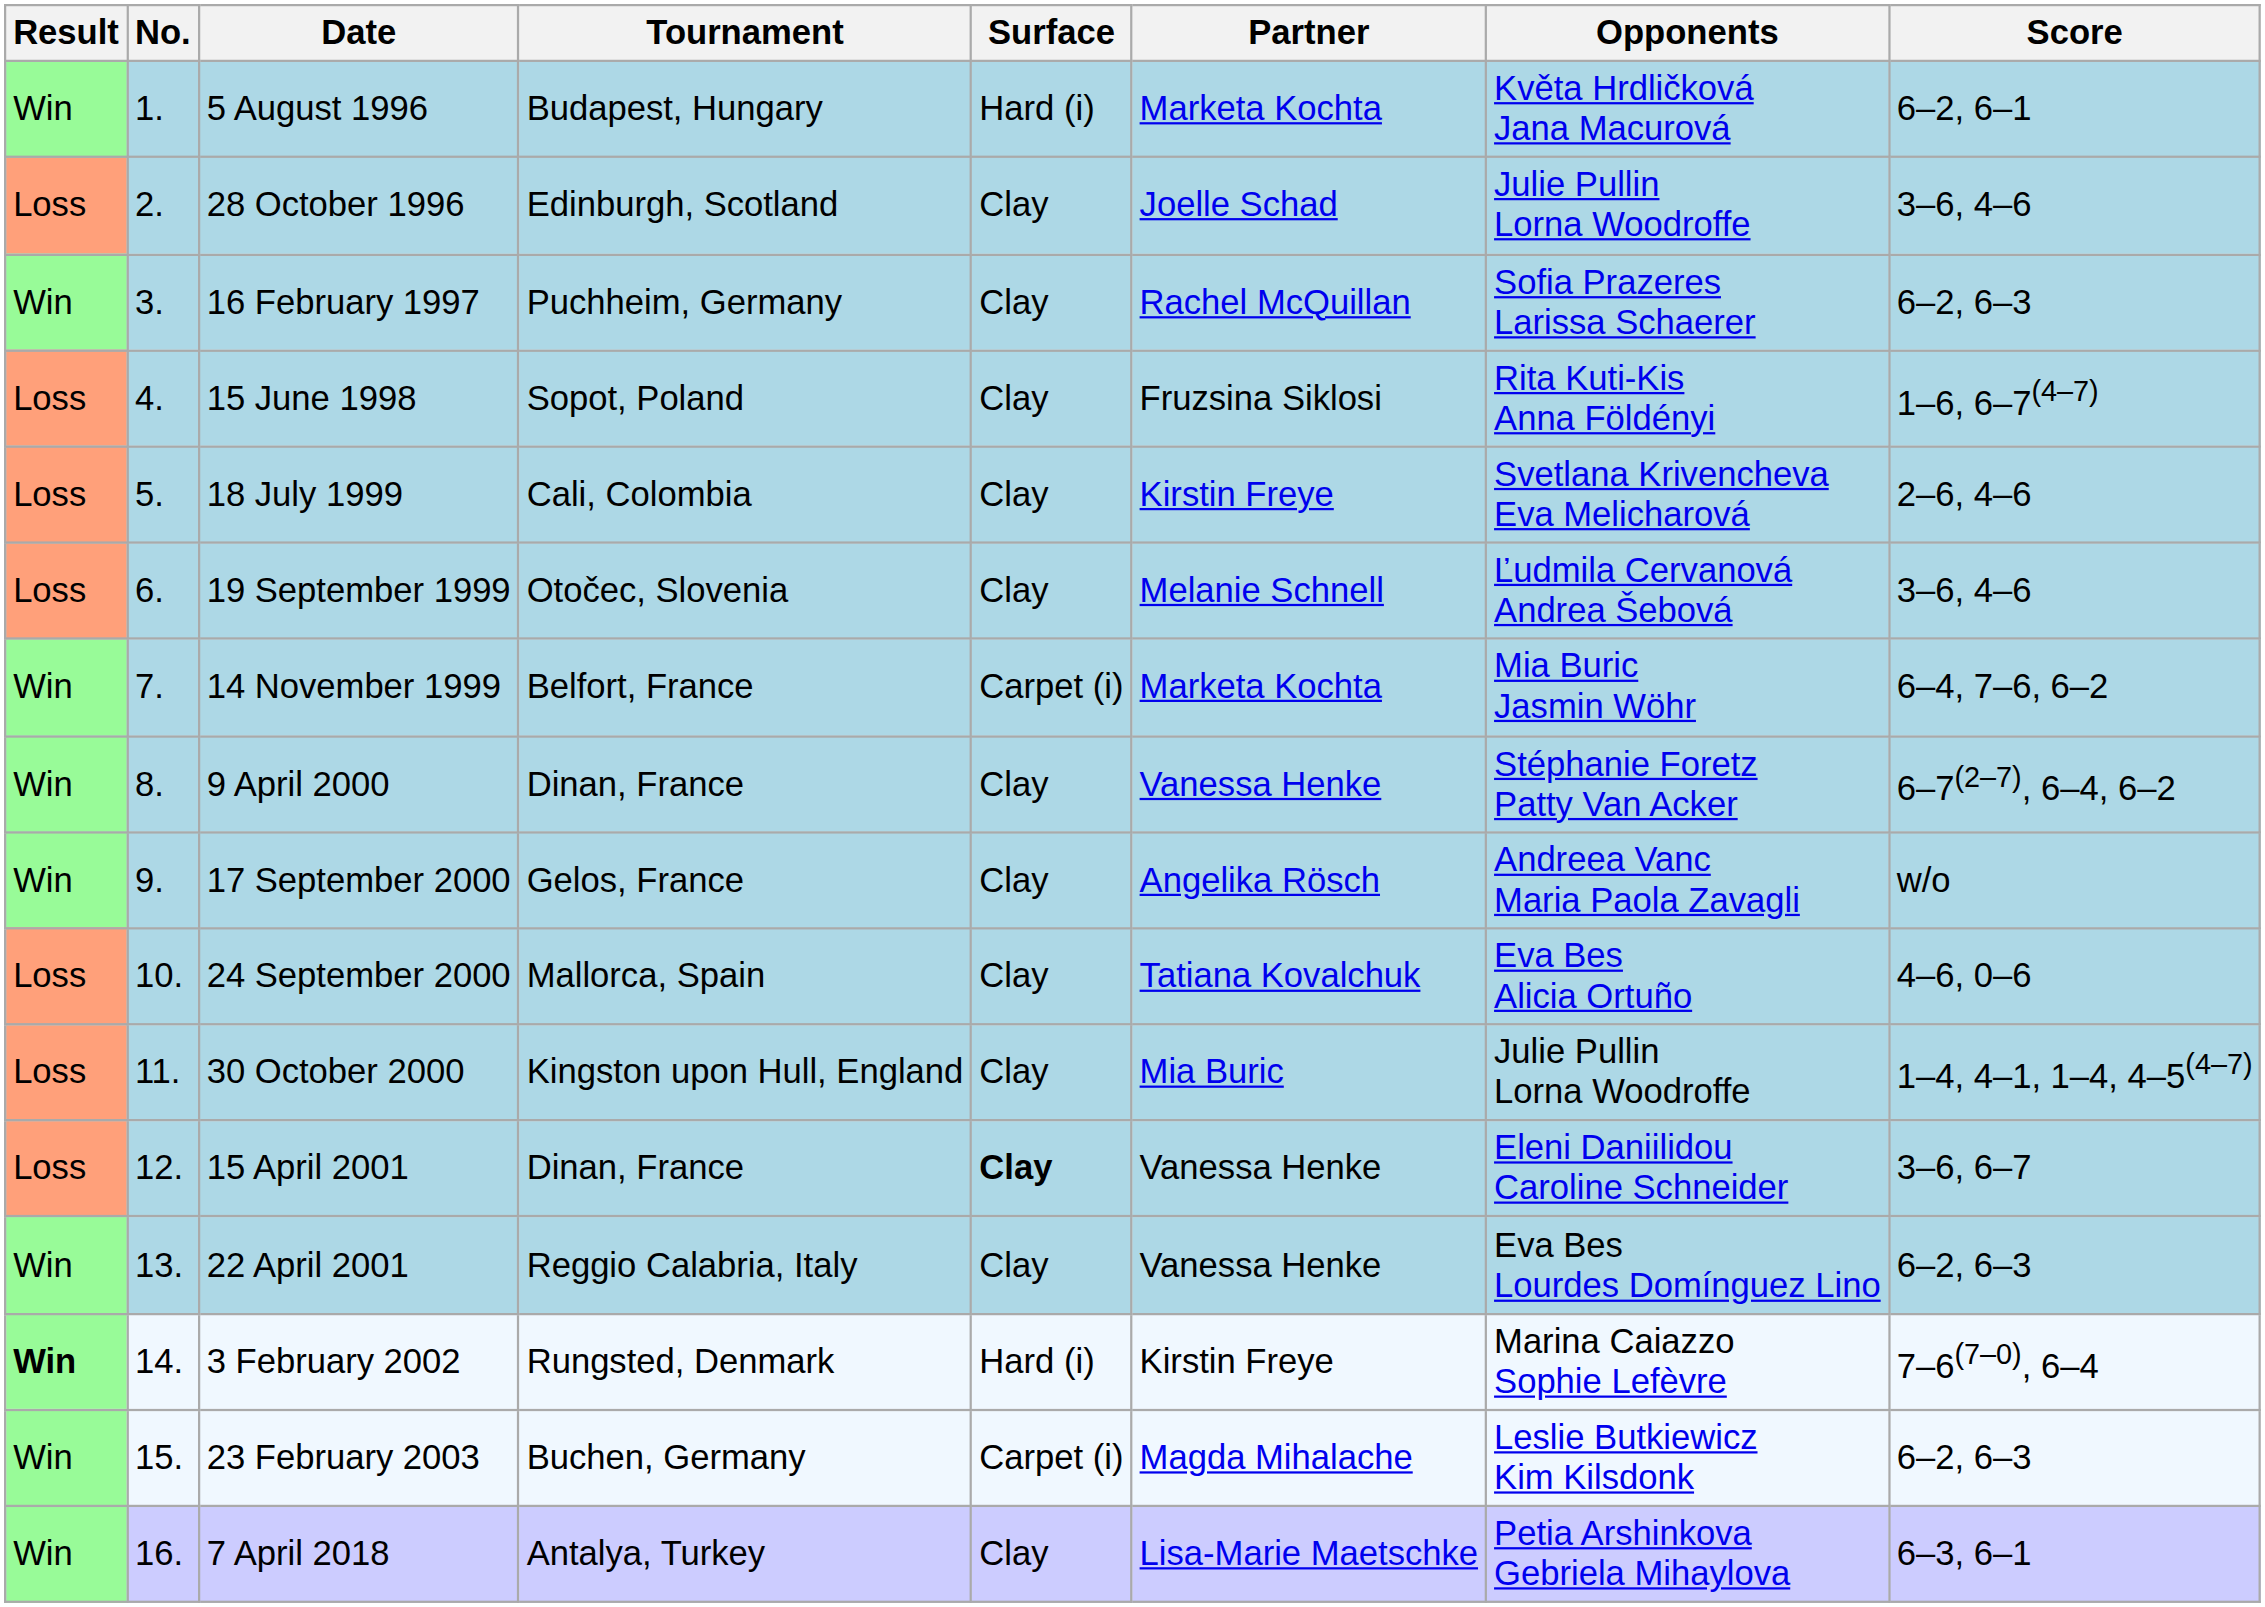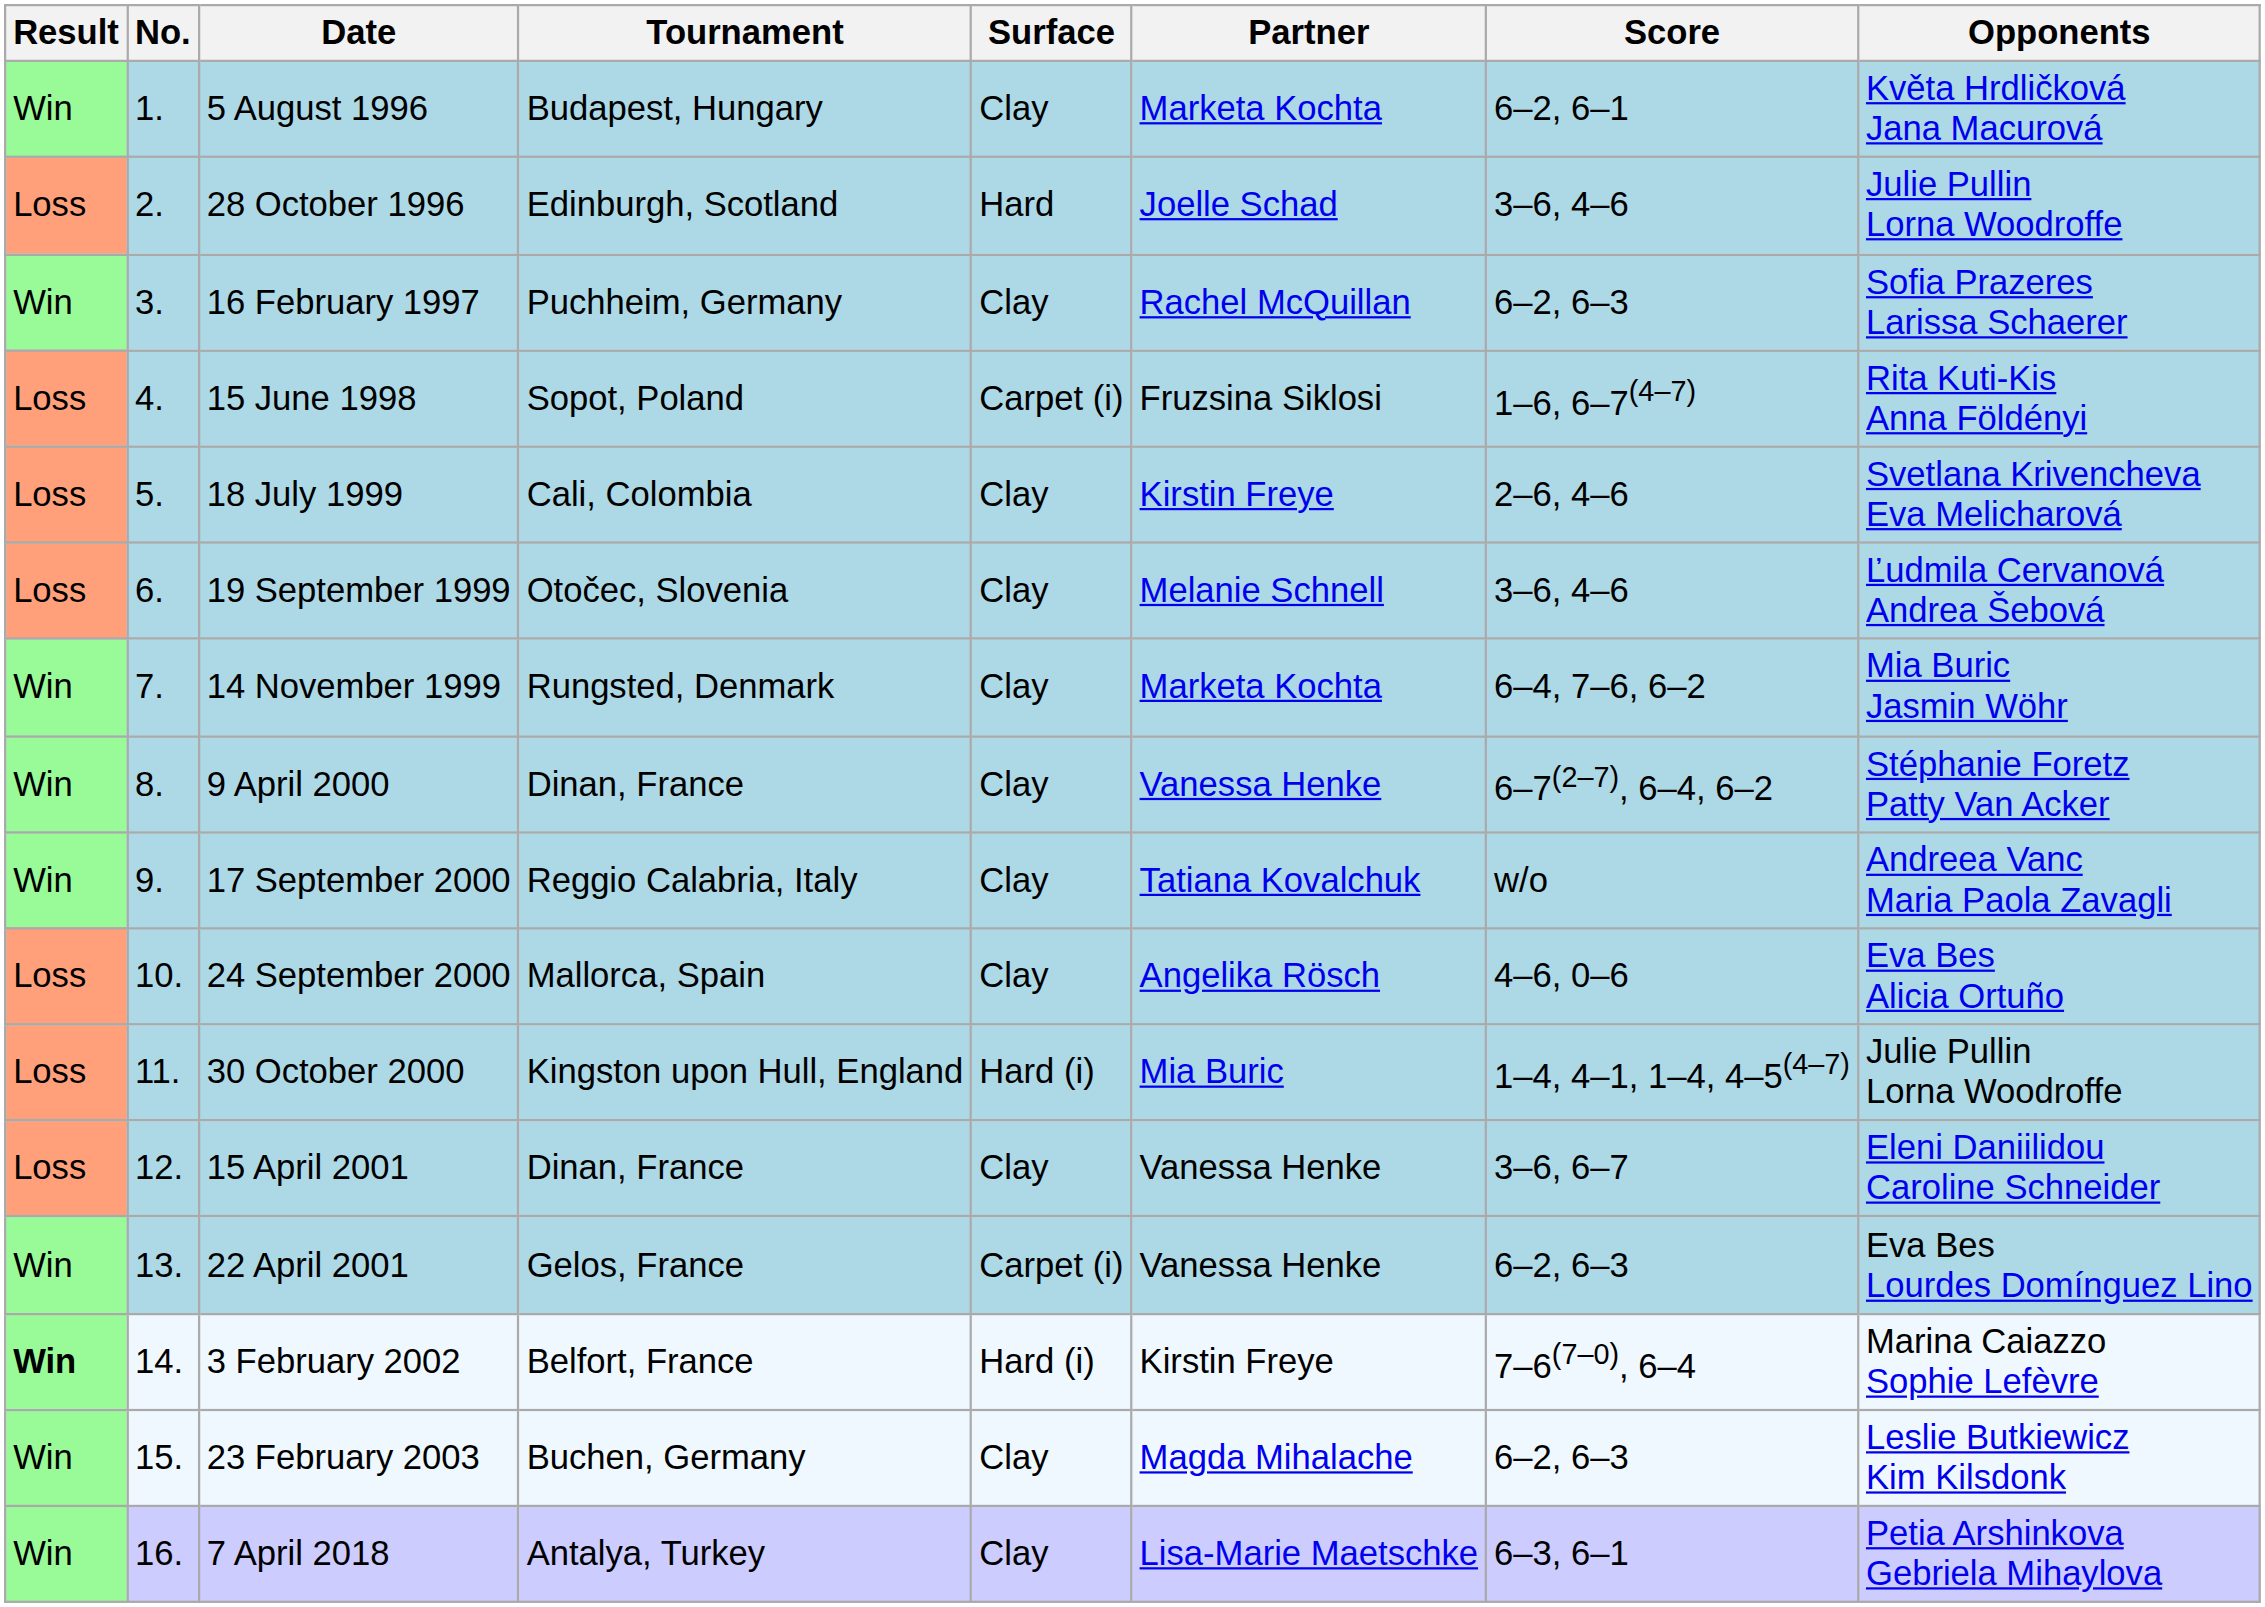columns swapped: (1687, 32) <-> (2075, 32)
(1037, 108) Hard (i) -> (1014, 108) Clay
(1014, 204) Clay -> (1017, 204) Hard
(1014, 397) Clay -> (1051, 397) Carpet (i)
(640, 686) Belfort, France -> (681, 686) Rungsted, Denmark
(1051, 686) Carpet (i) -> (1014, 686) Clay
(635, 878) Gelos, France -> (692, 878) Reggio Calabria, Italy
(1260, 878) Angelika Rösch -> (1280, 878) Tatiana Kovalchuk
(1280, 975) Tatiana Kovalchuk -> (1260, 975) Angelika Rösch
(1014, 1071) Clay -> (1037, 1071) Hard (i)
(1016, 1167) bold -> (1014, 1167) normal
(692, 1264) Reggio Calabria, Italy -> (635, 1264) Gelos, France
(1014, 1264) Clay -> (1051, 1264) Carpet (i)
(681, 1360) Rungsted, Denmark -> (640, 1360) Belfort, France
(1051, 1456) Carpet (i) -> (1014, 1456) Clay
